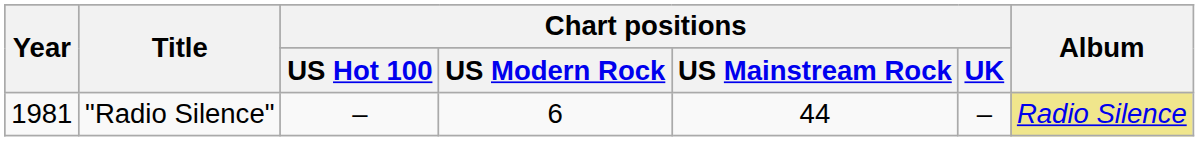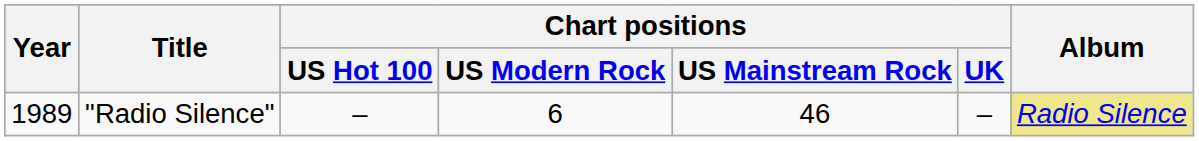(42, 113) 1981 -> (42, 113) 1989
(815, 113) 44 -> (815, 113) 46
